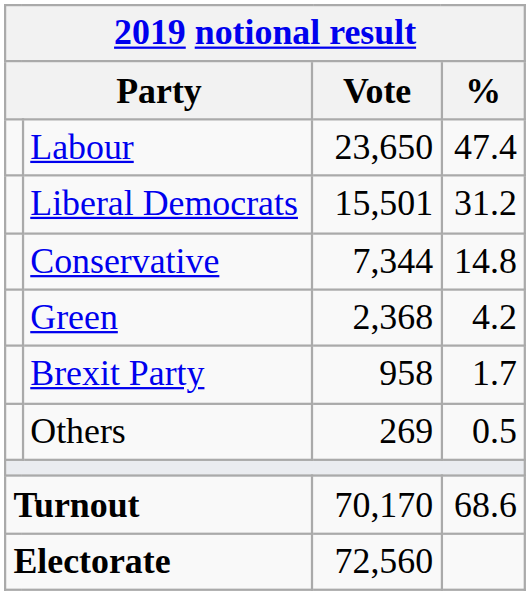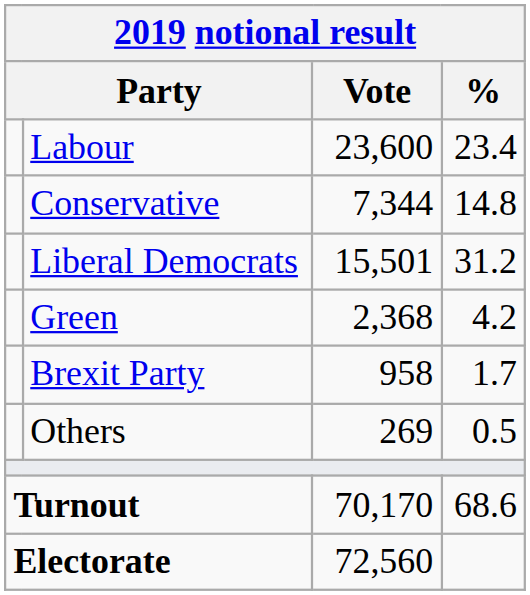(384, 146) 23,650 -> (384, 146) 23,600
(485, 146) 47.4 -> (485, 146) 23.4
rows swapped: (164, 203) <-> (125, 260)
